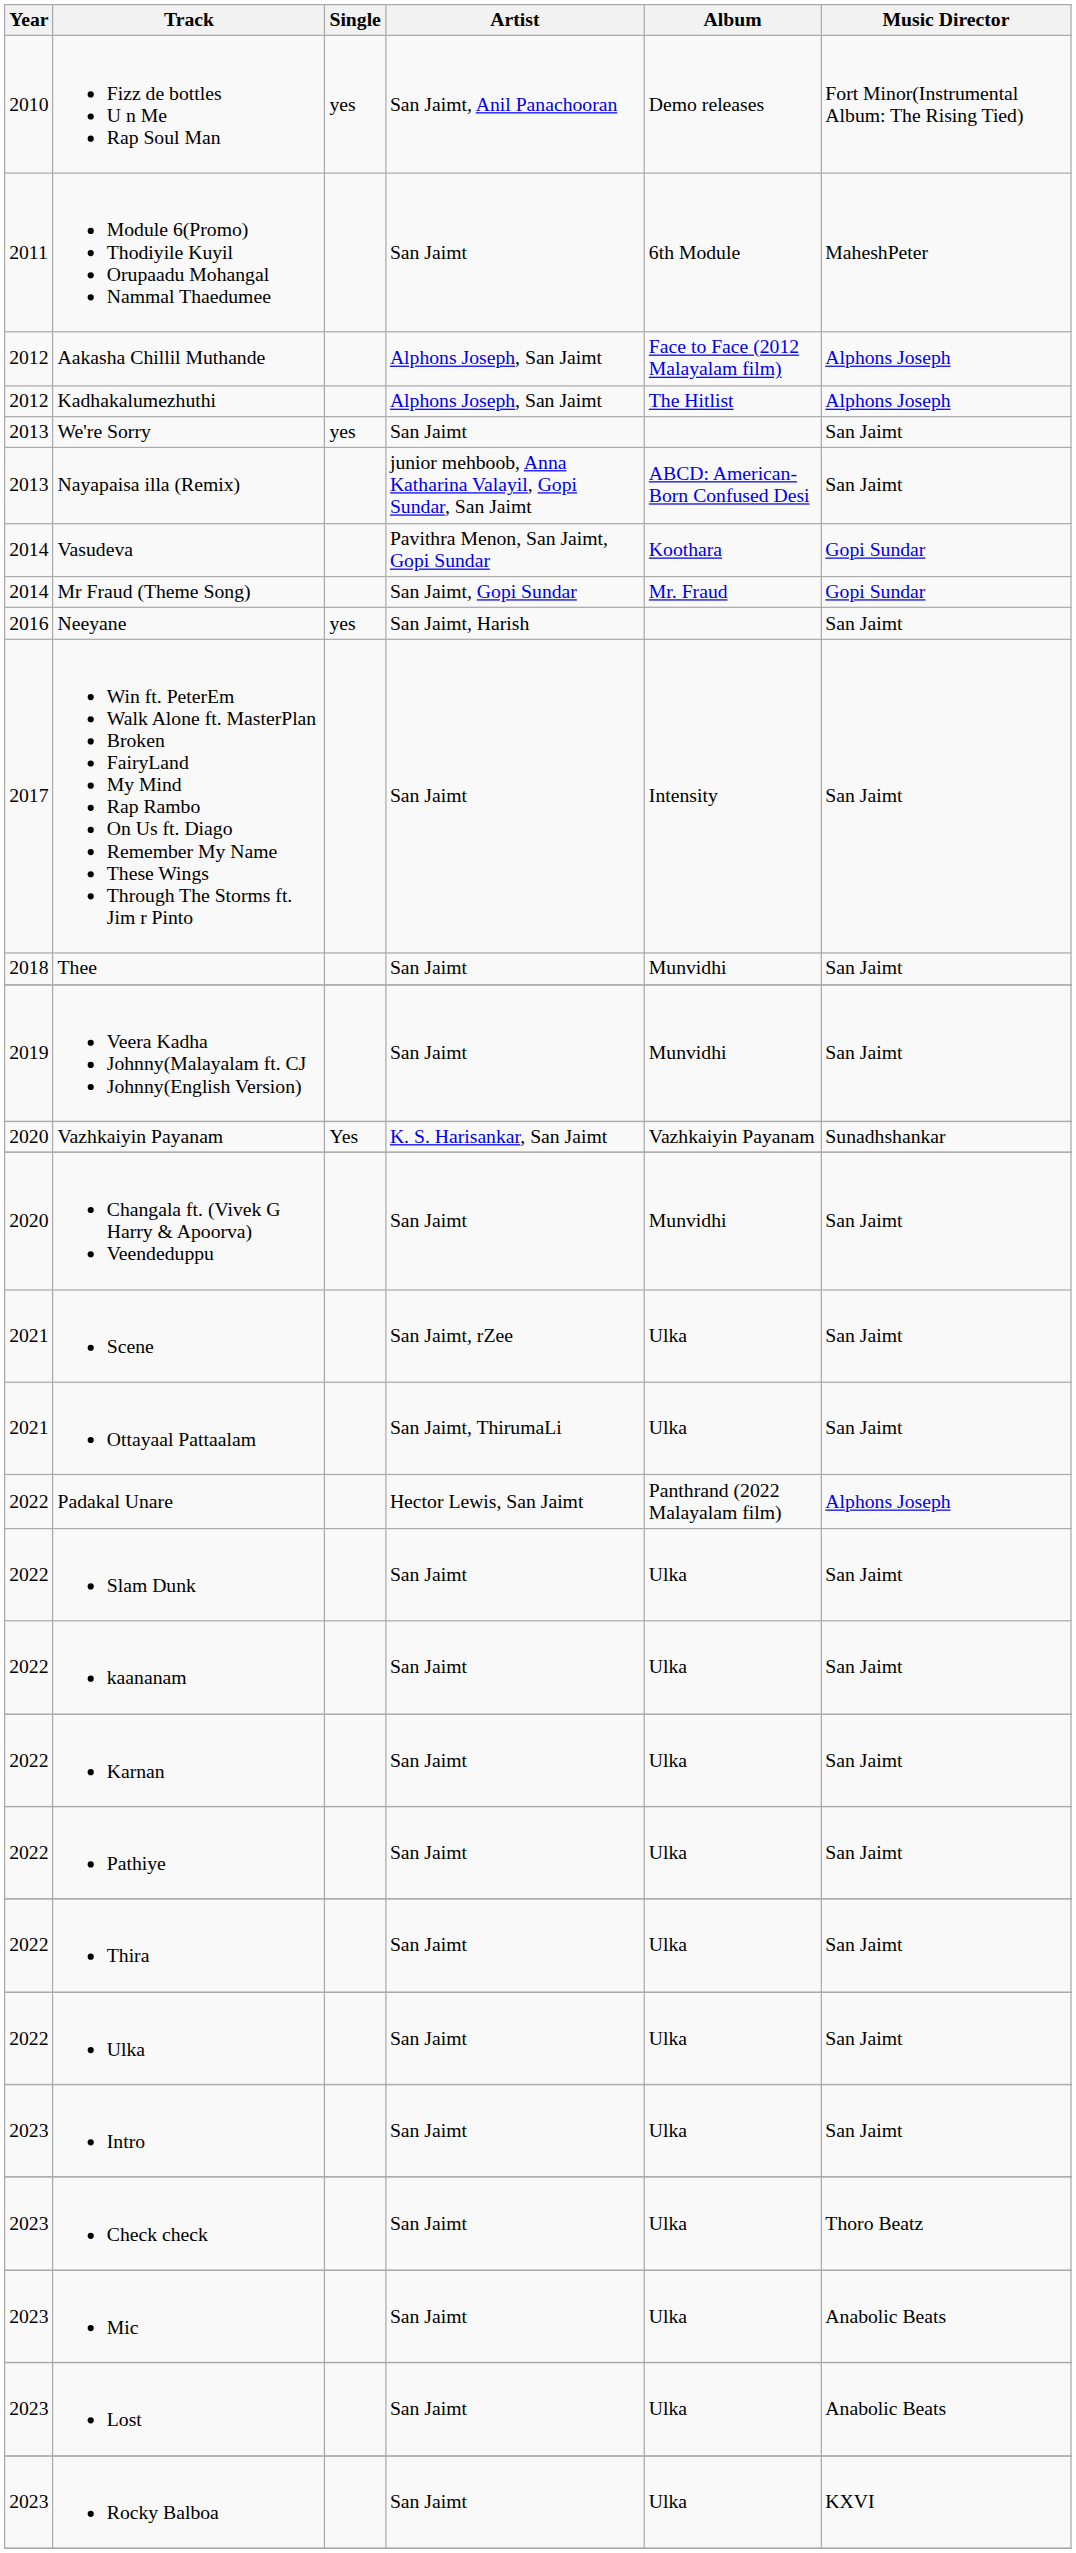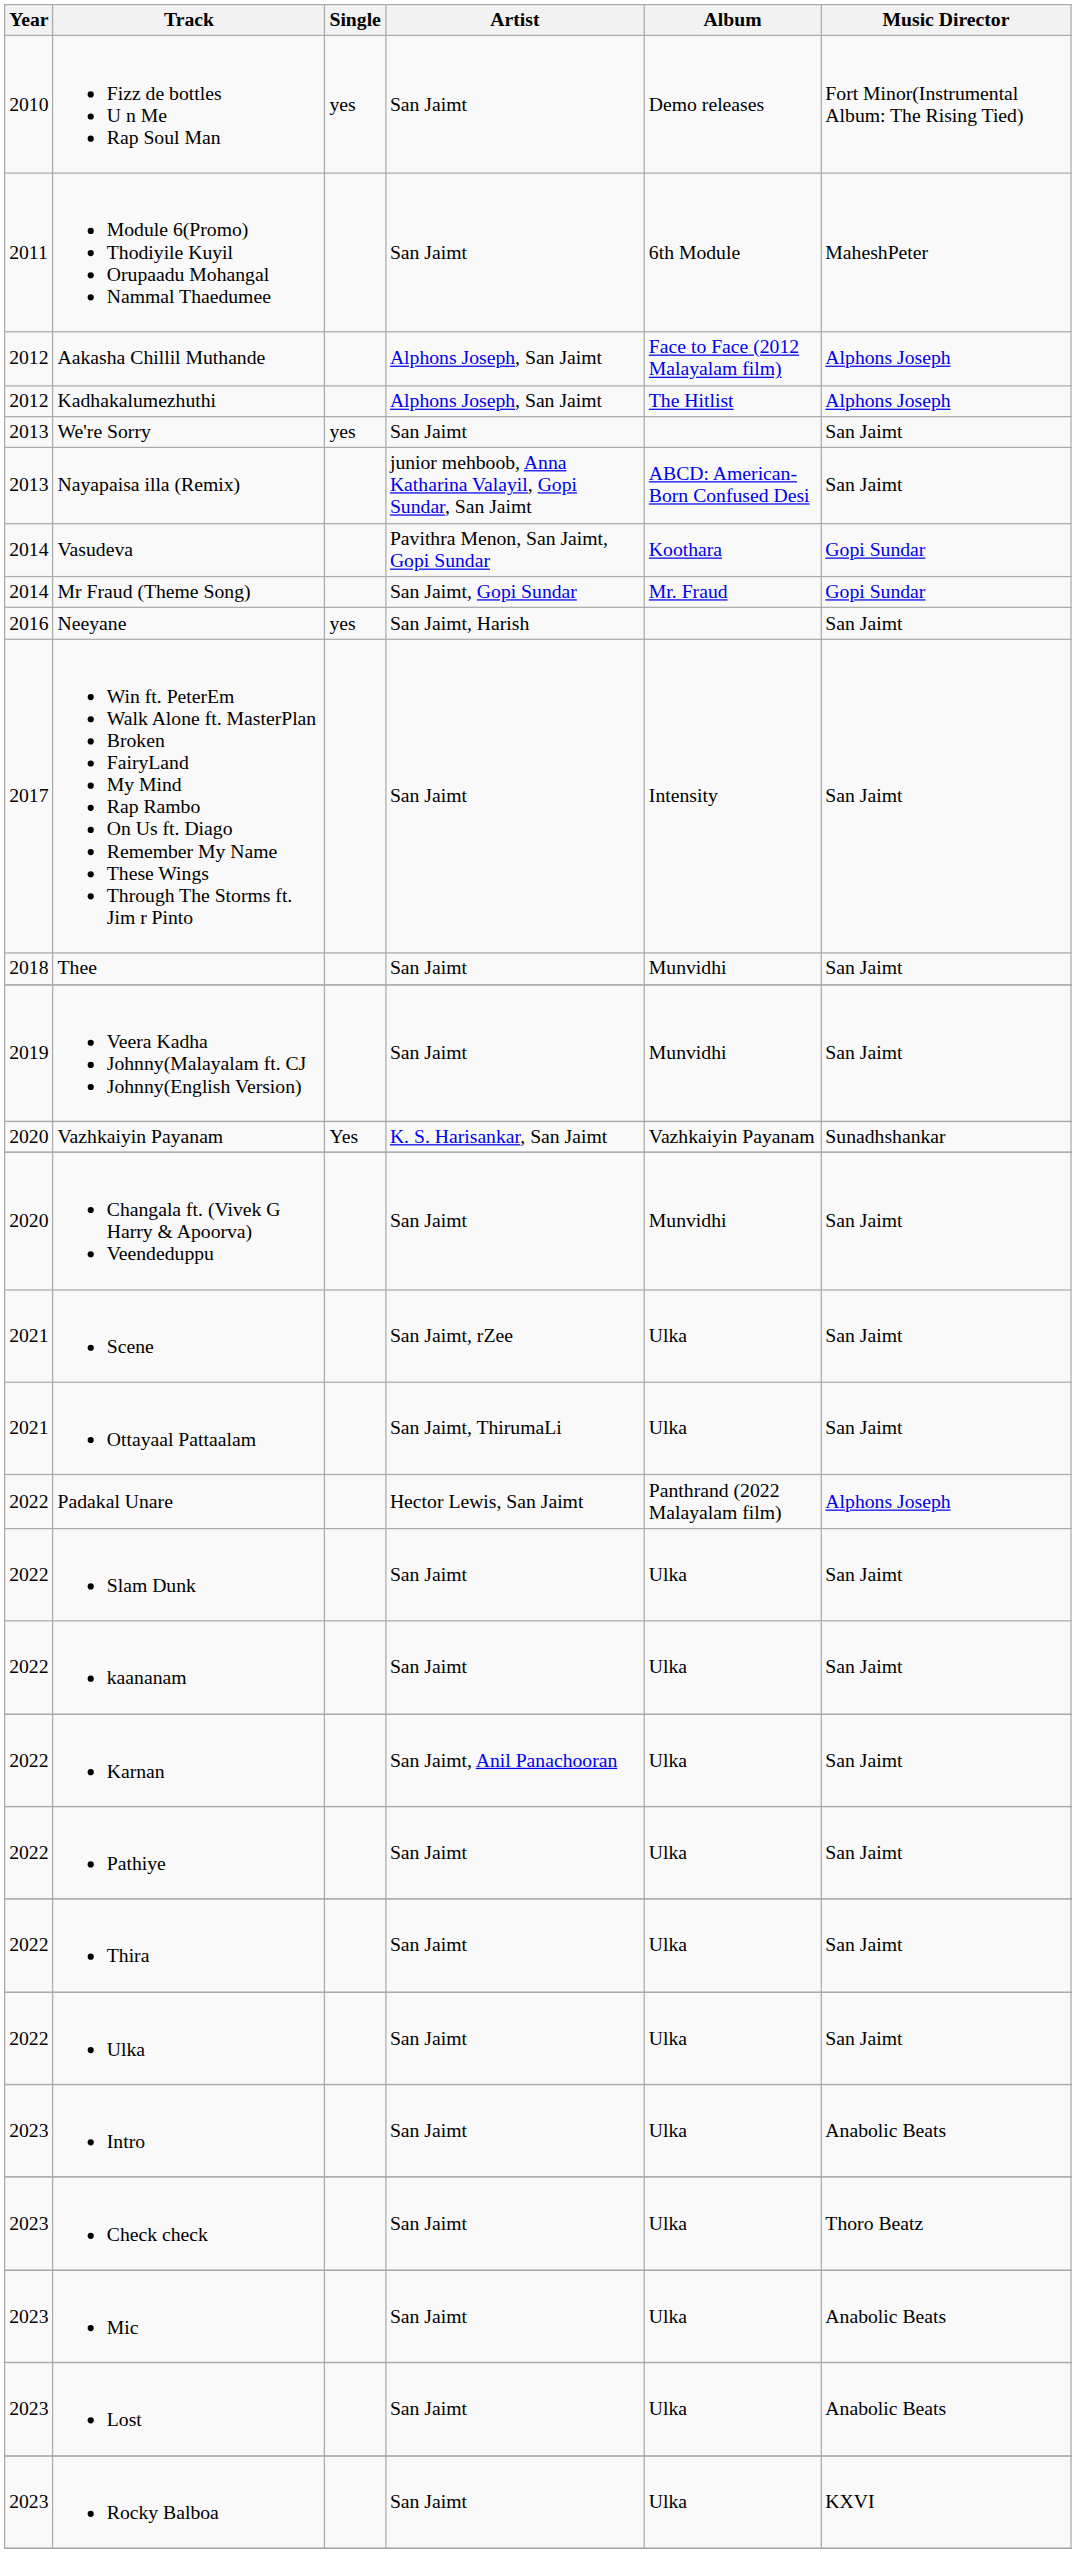(504, 104) San Jaimt, Anil Panachooran -> (428, 104) San Jaimt
(428, 1759) San Jaimt -> (504, 1759) San Jaimt, Anil Panachooran
(864, 2130) San Jaimt -> (886, 2130) Anabolic Beats
